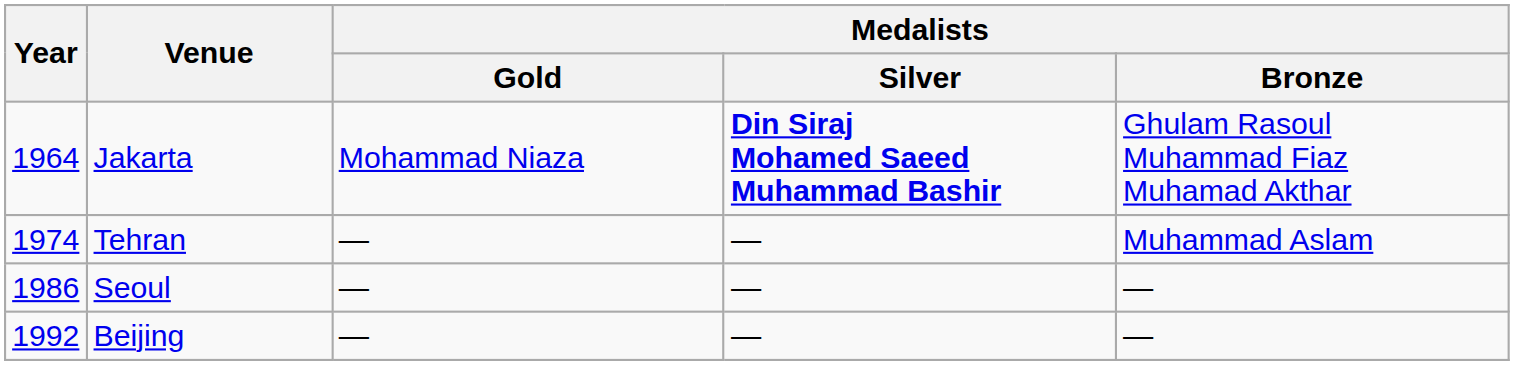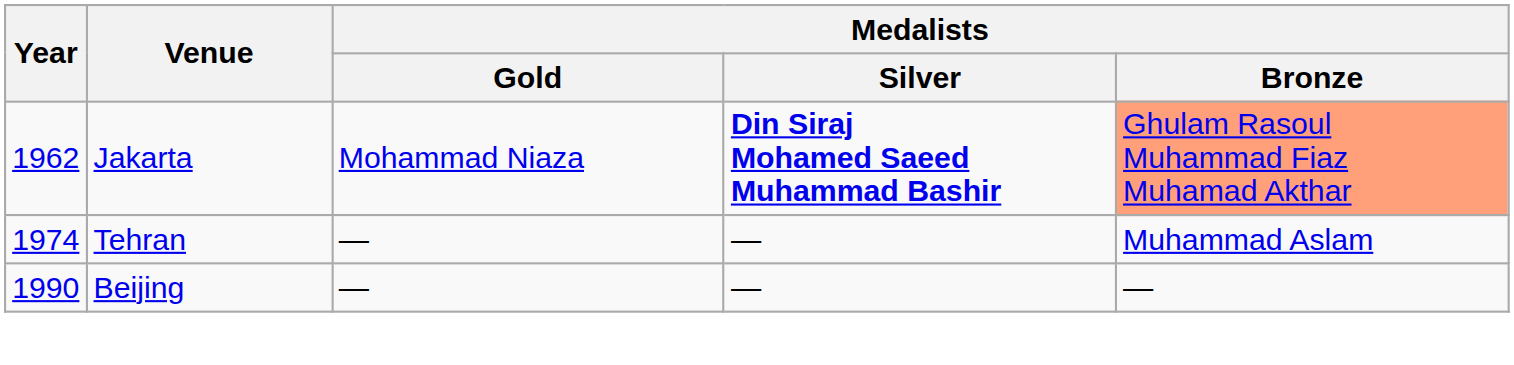(46, 158) 1964 -> (46, 158) 1962
(1237, 158) no background -> (1237, 158) lightsalmon background
- row: (132, 288)
(46, 335) 1992 -> (46, 288) 1990
